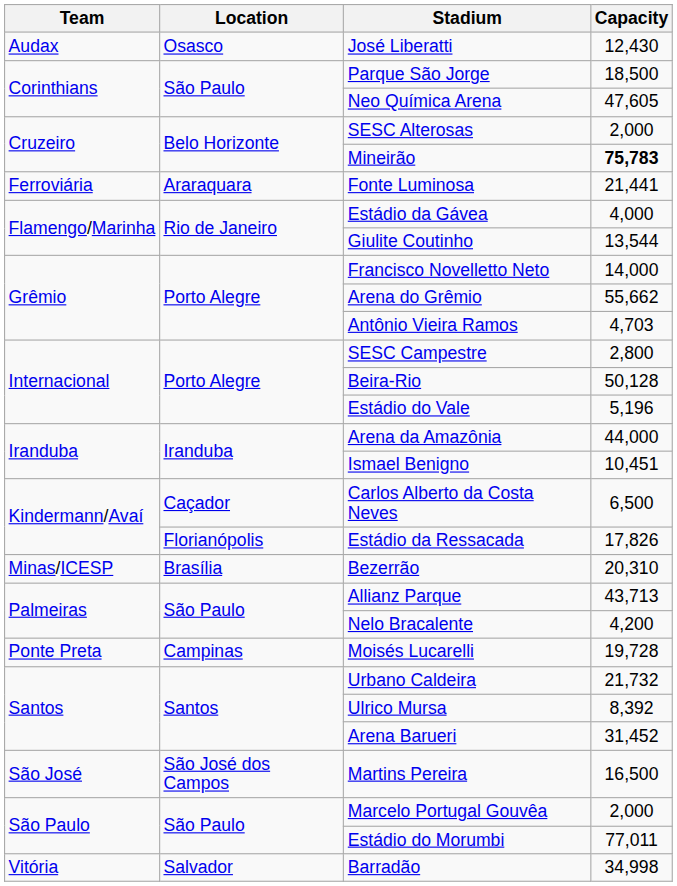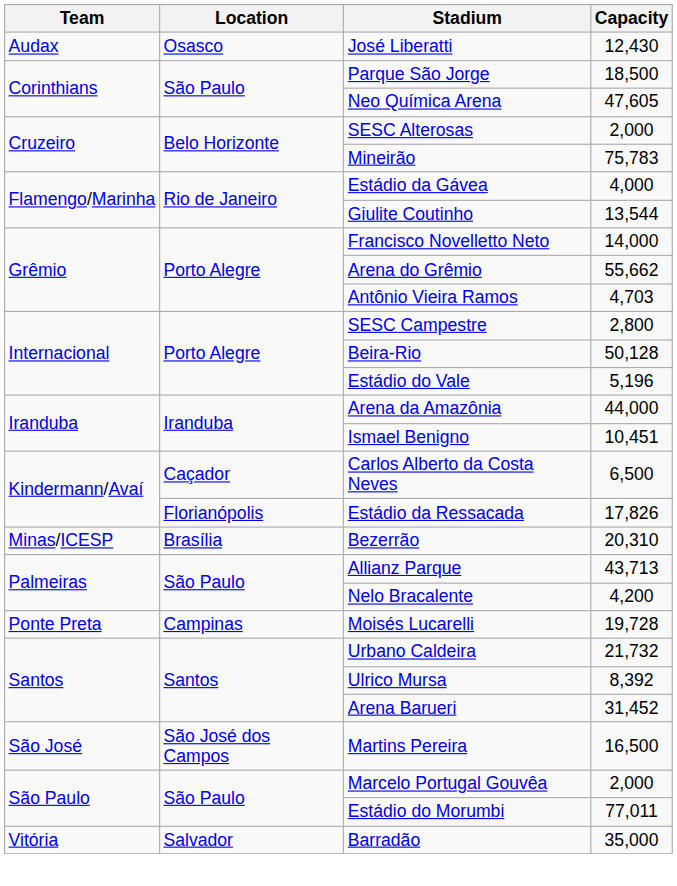(631, 158) bold -> (631, 158) normal
- row: (411, 185)
(631, 867) 34,998 -> (631, 839) 35,000
